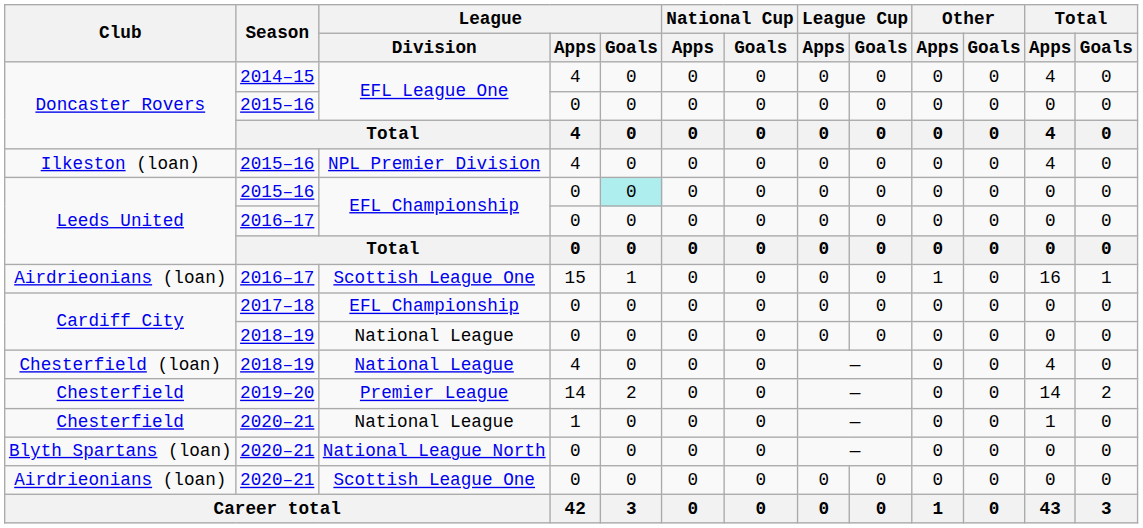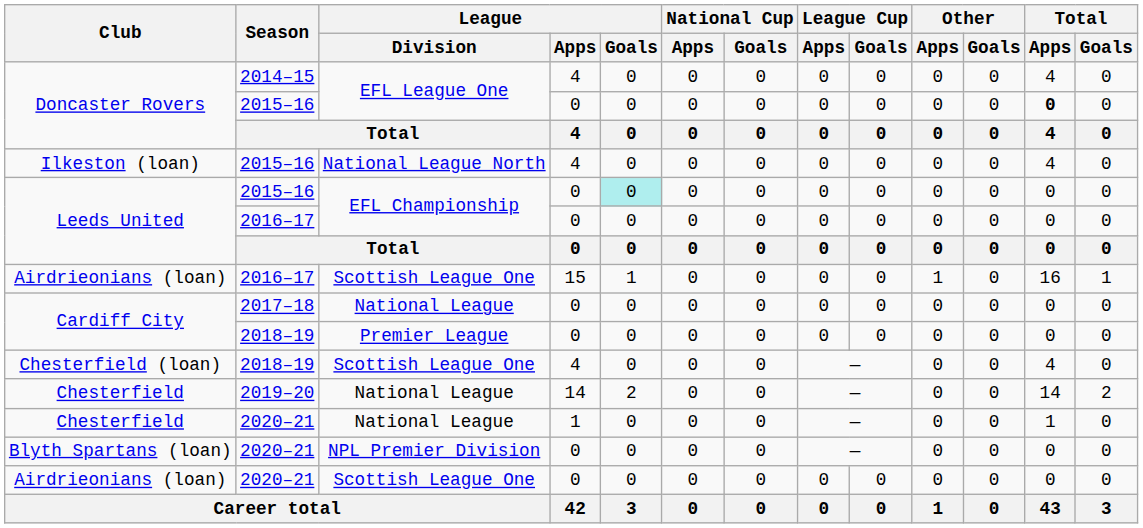(1050, 106) normal -> (1050, 106) bold
(434, 163) NPL Premier Division -> (434, 163) National League North
(434, 307) EFL Championship -> (434, 307) National League
(434, 336) National League -> (434, 336) Premier League
(434, 365) National League -> (434, 365) Scottish League One
(434, 394) Premier League -> (434, 394) National League
(434, 451) National League North -> (434, 451) NPL Premier Division
